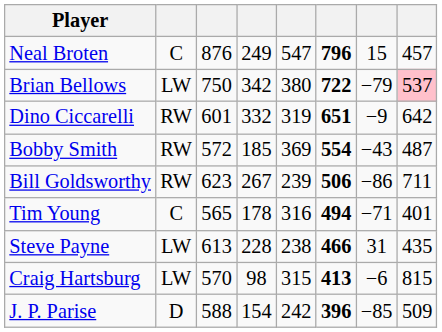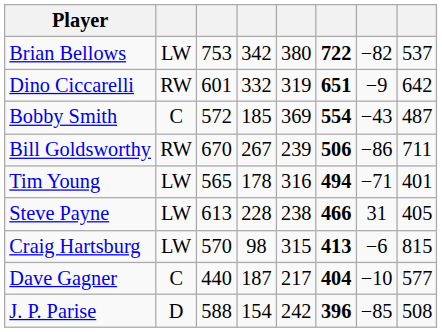- row: (59, 52)
(217, 85) 750 -> (217, 52) 753
(377, 85) −79 -> (377, 52) −82
(417, 85) pink background -> (417, 52) no background
(176, 149) RW -> (176, 117) C
(217, 181) 623 -> (217, 149) 670
(176, 213) C -> (176, 181) LW
(417, 246) 435 -> (417, 213) 405
+ row: (63, 278)
(417, 310) 509 -> (417, 310) 508
